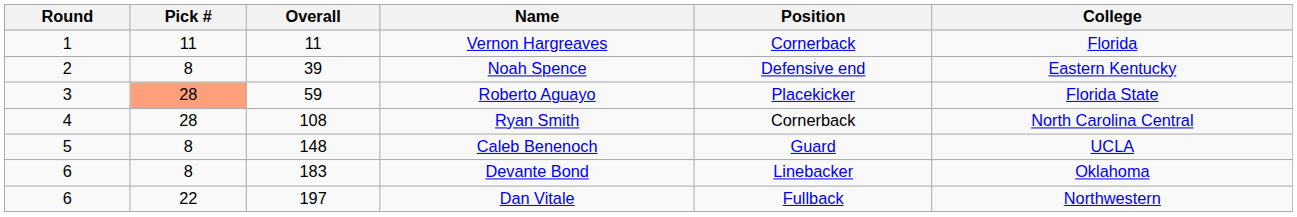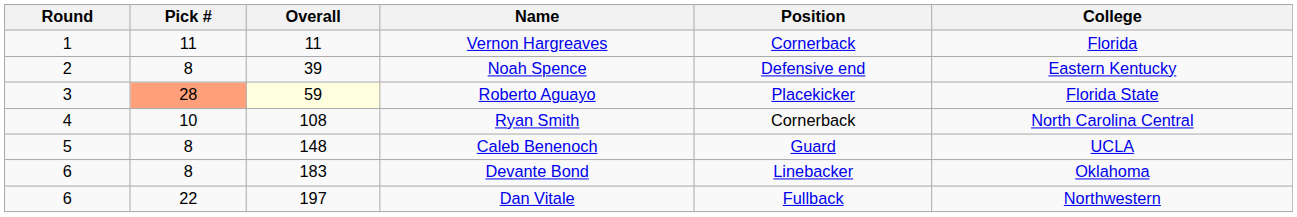(313, 95) no background -> (313, 95) lightyellow background
(188, 120) 28 -> (188, 120) 10
